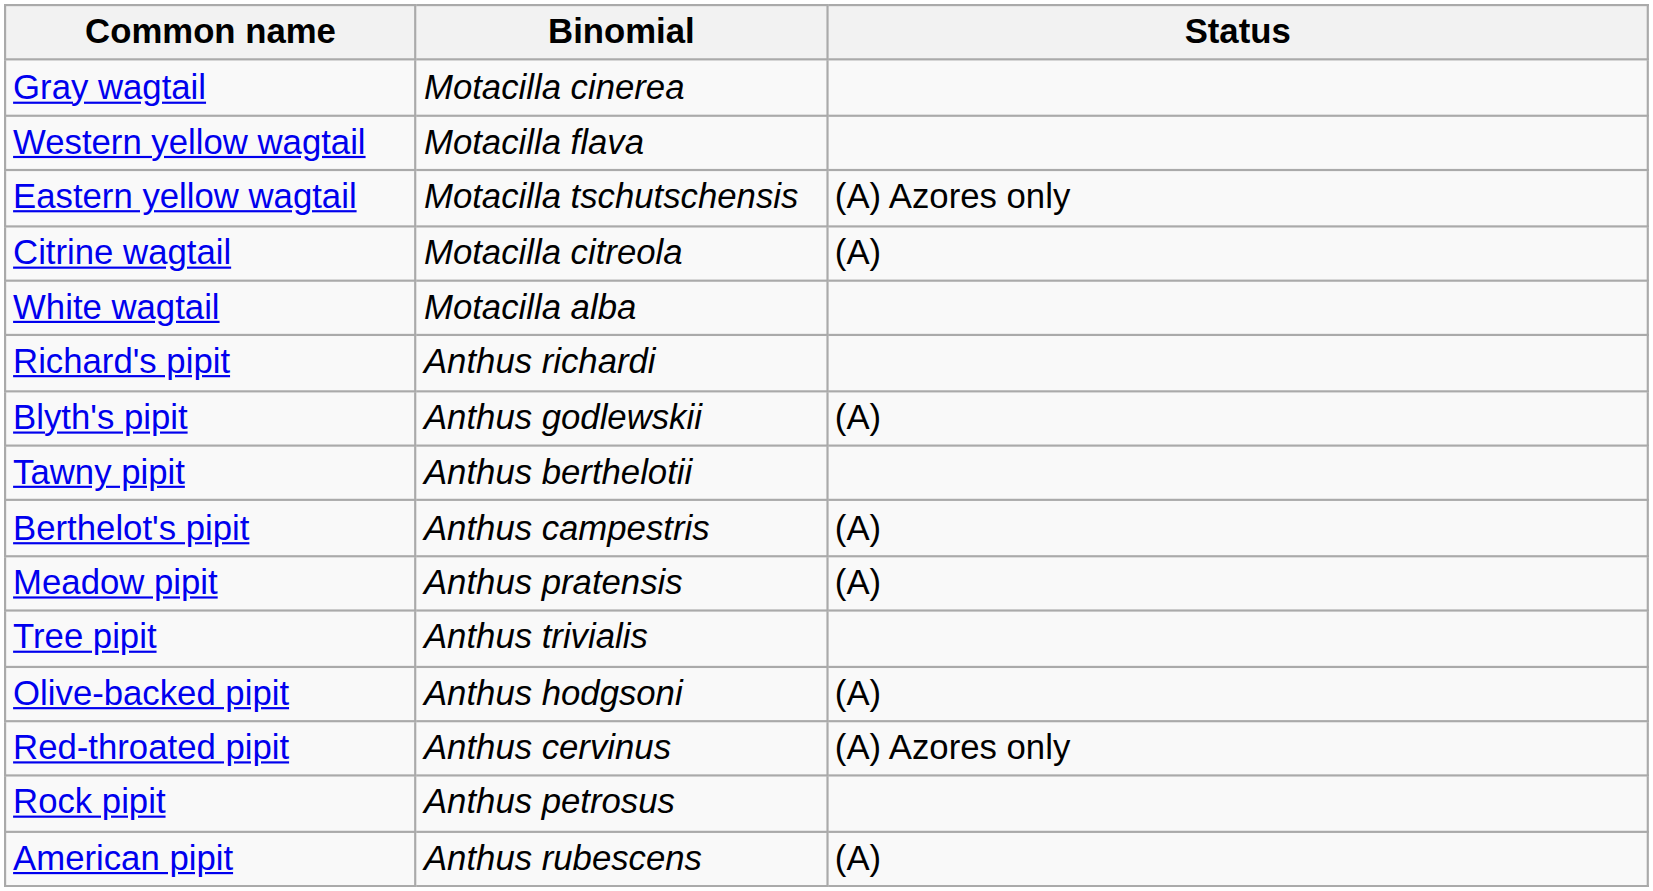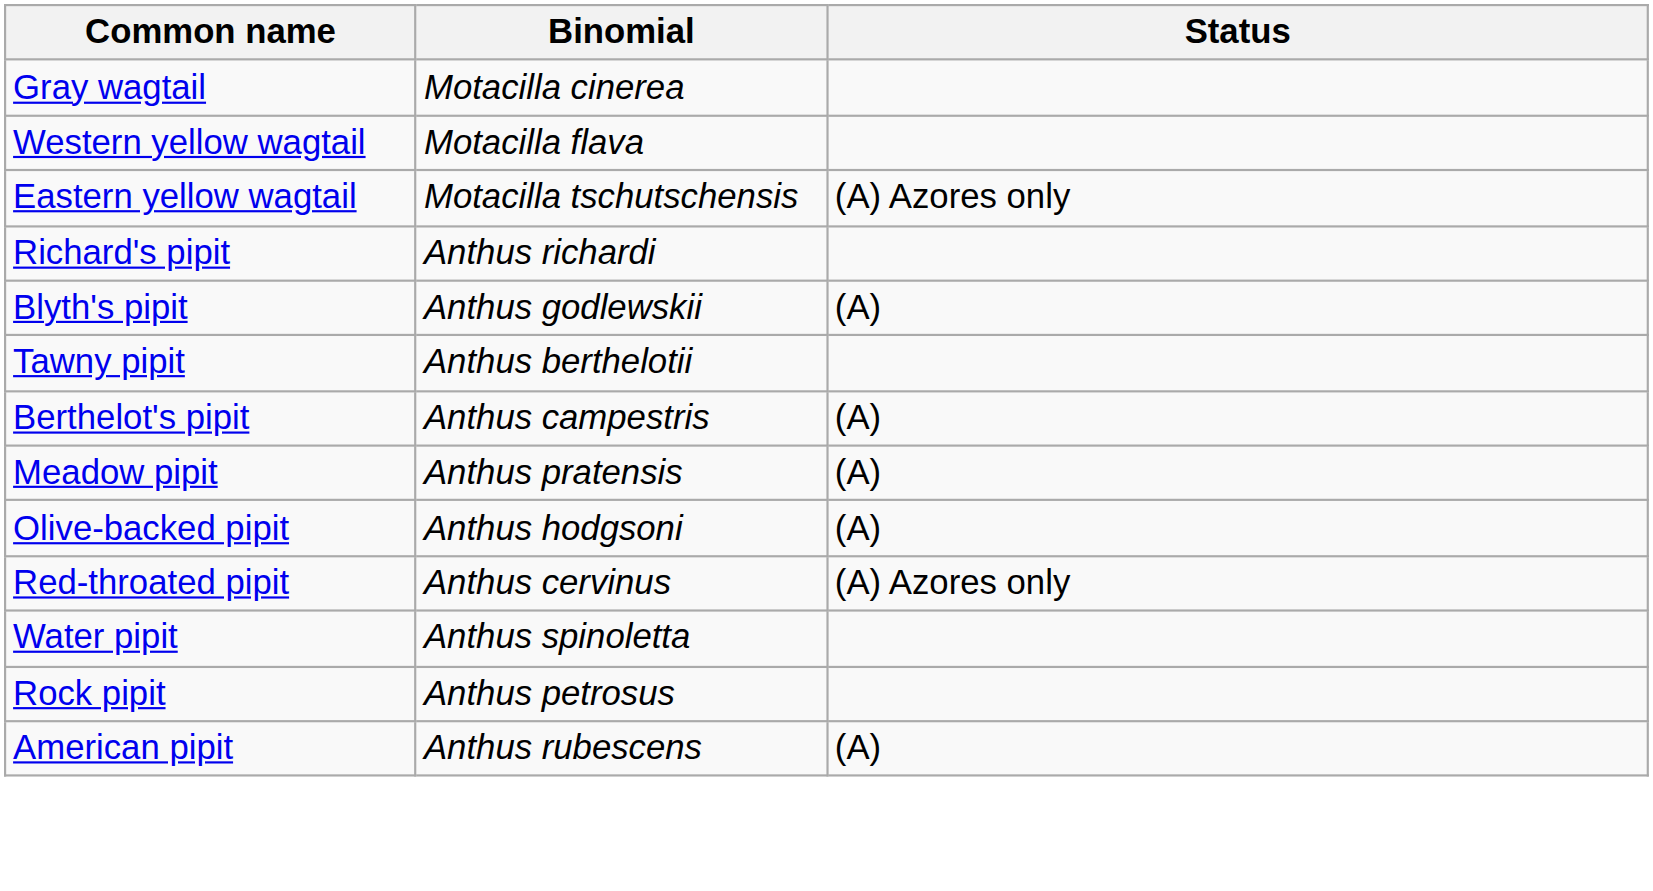- row: (122, 252)
- row: (116, 307)
- row: (85, 637)
+ row: (95, 637)
